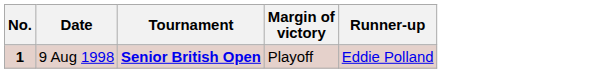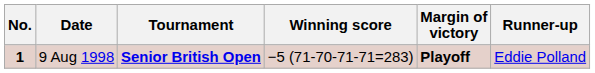+ column: (341, 25)
(290, 57) normal -> (445, 57) bold
